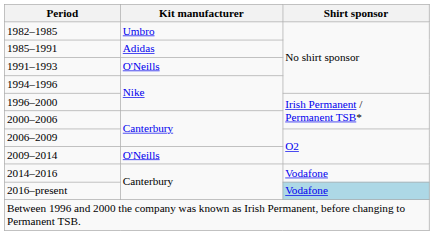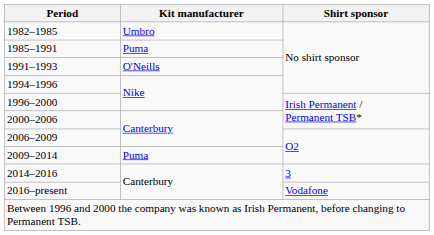(139, 48) Adidas -> (136, 48) Puma
(141, 155) O'Neills -> (136, 155) Puma
(307, 173) Vodafone -> (288, 173) 3
(307, 191) lightblue background -> (307, 191) no background
